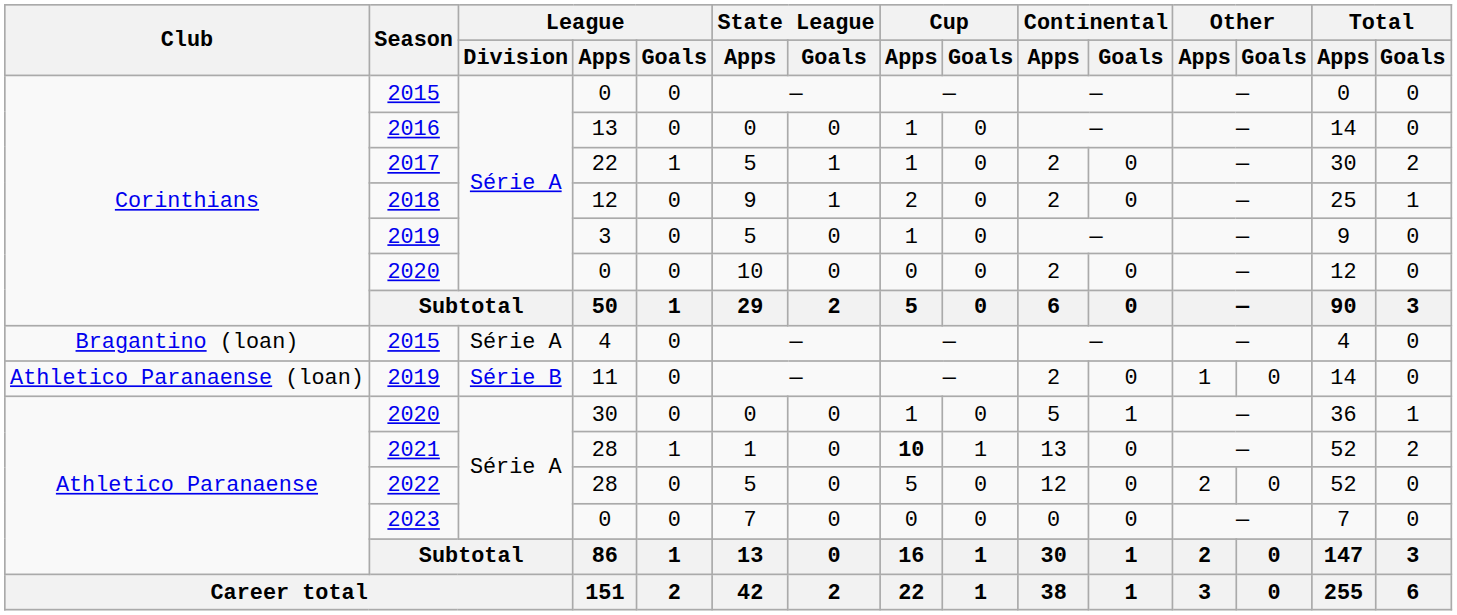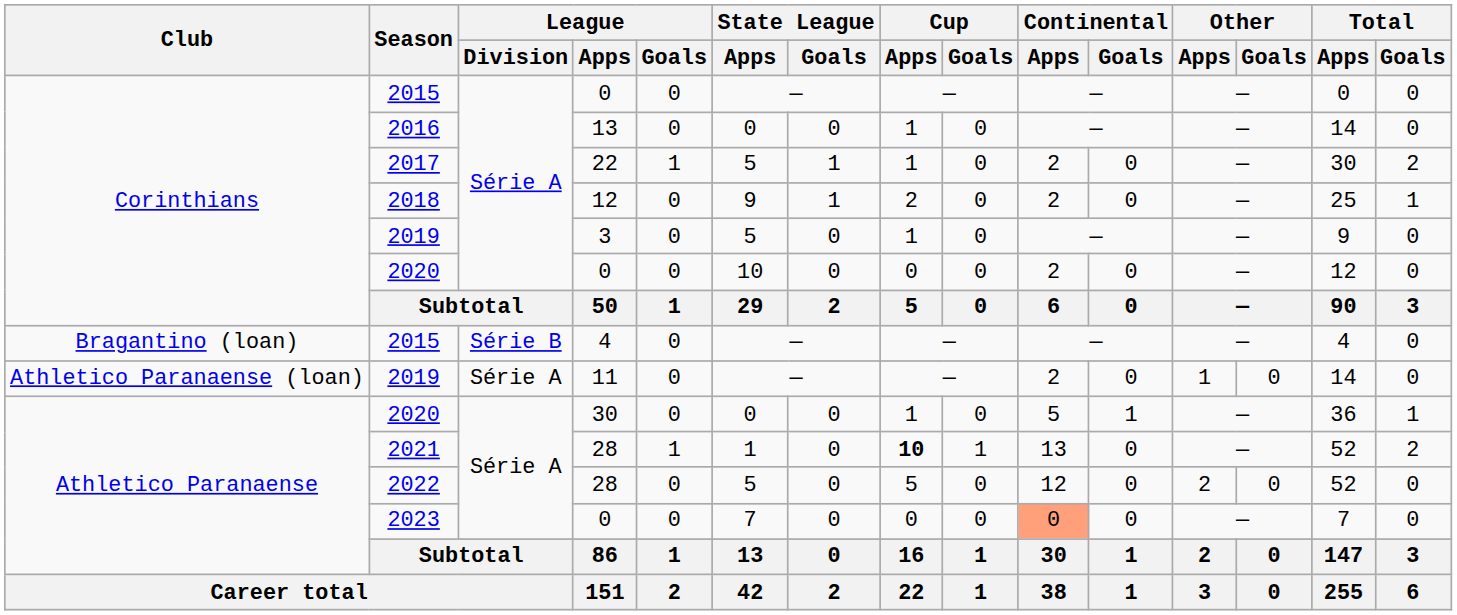(516, 343) Série A -> (516, 343) Série B
(516, 379) Série B -> (516, 379) Série A
(1054, 521) no background -> (1054, 521) lightsalmon background
